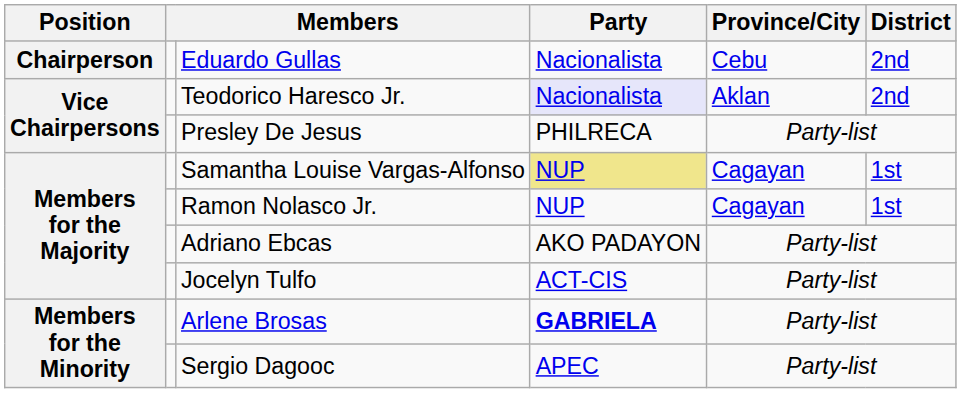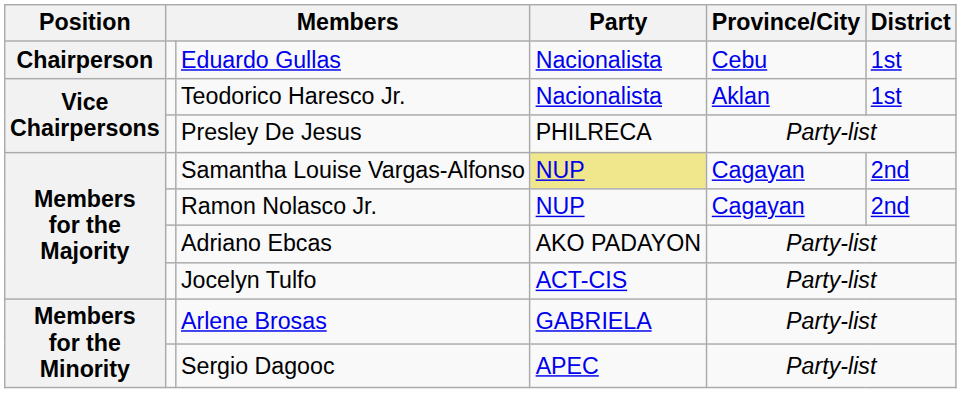(890, 59) 2nd -> (886, 59) 1st
(599, 96) lavender background -> (599, 96) no background
(890, 96) 2nd -> (886, 96) 1st
(886, 170) 1st -> (890, 170) 2nd
(886, 206) 1st -> (890, 206) 2nd
(596, 321) bold -> (594, 321) normal
